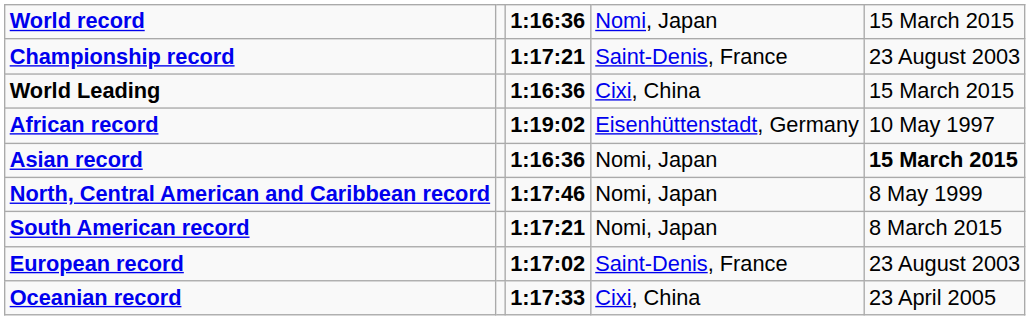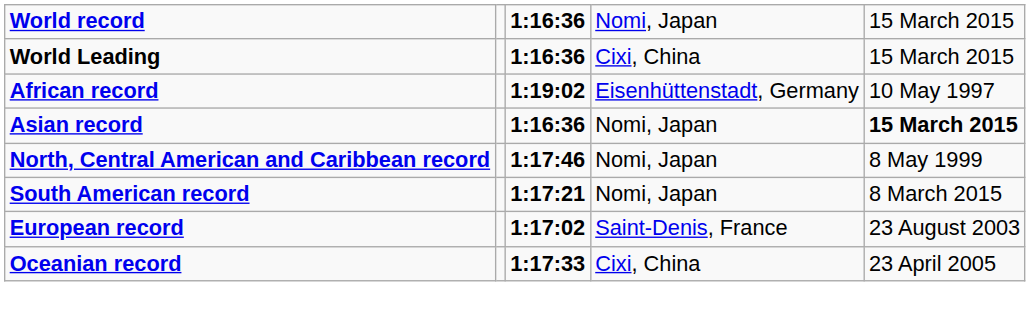- row: (122, 56)
